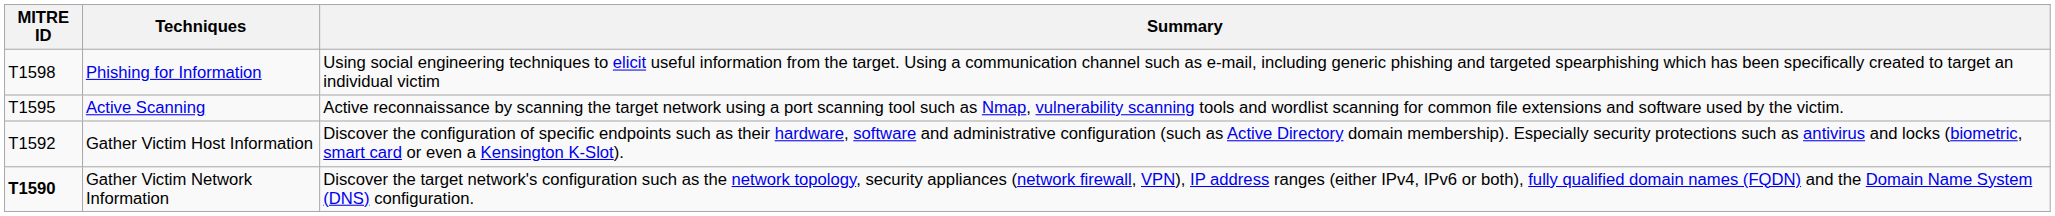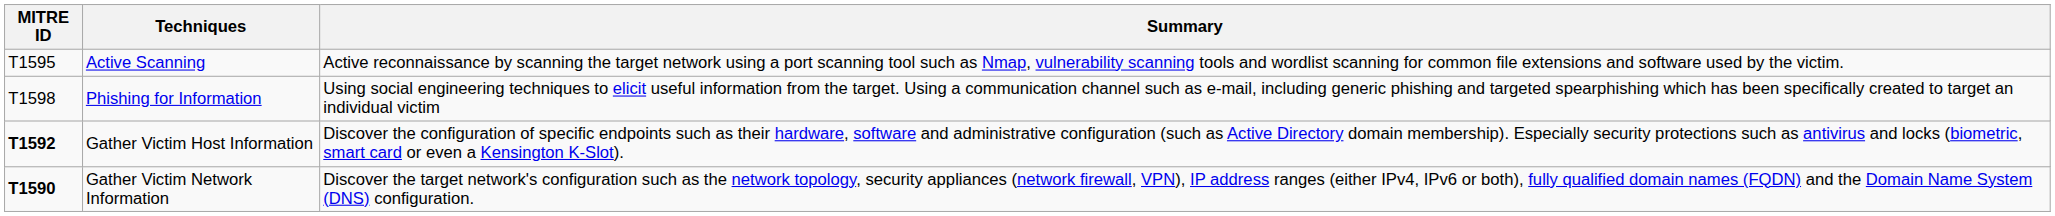rows swapped: (146, 107) <-> (174, 72)
(32, 143) normal -> (32, 143) bold
